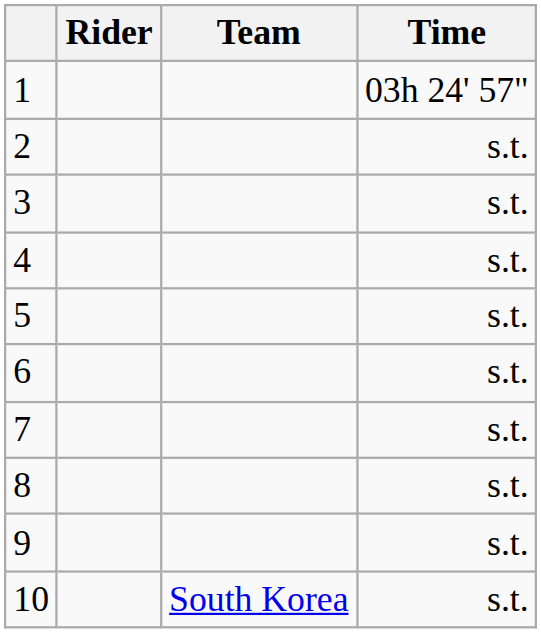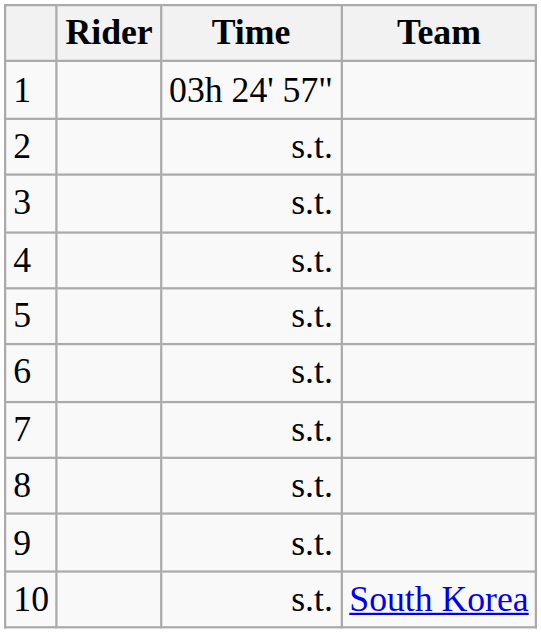columns swapped: (259, 32) <-> (447, 32)
